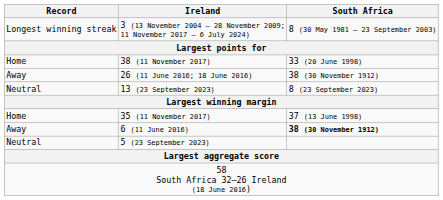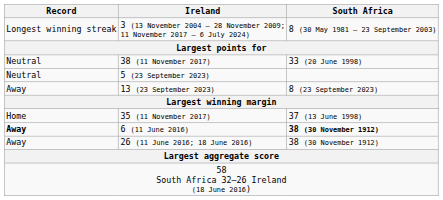(16, 61) Home -> (24, 61) Neutral
rows swapped: (186, 75) <-> (165, 143)
(24, 88) Neutral -> (16, 88) Away
(16, 129) normal -> (16, 129) bold
